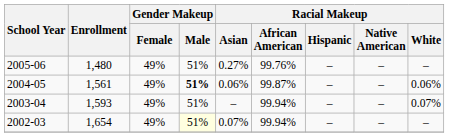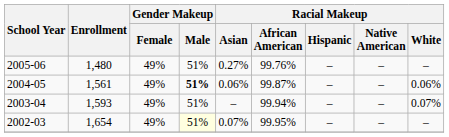(278, 123) 99.94% -> (278, 123) 99.95%
